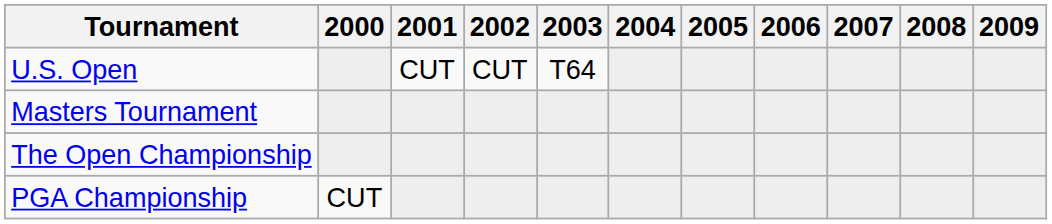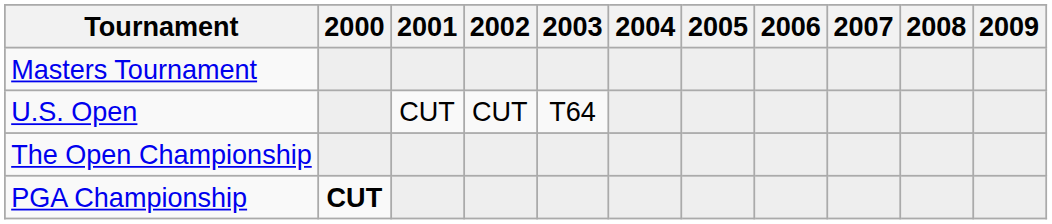rows swapped: (134, 112) <-> (74, 69)
(354, 198) normal -> (354, 198) bold
